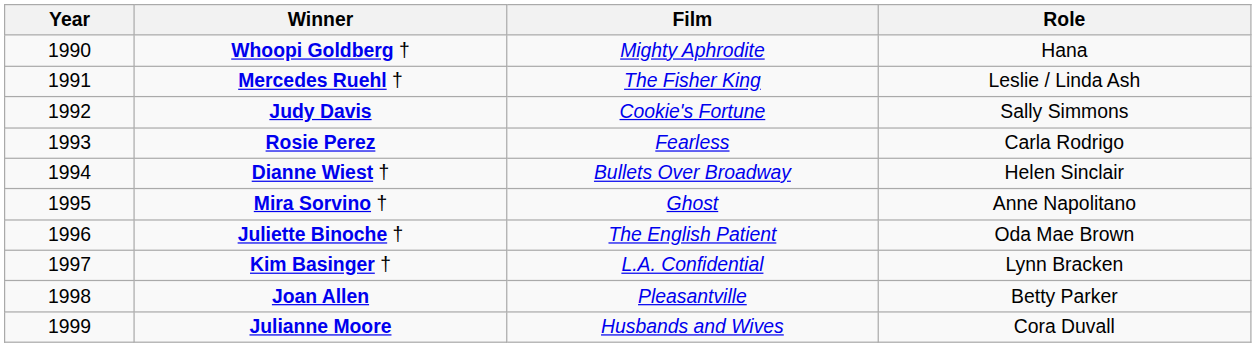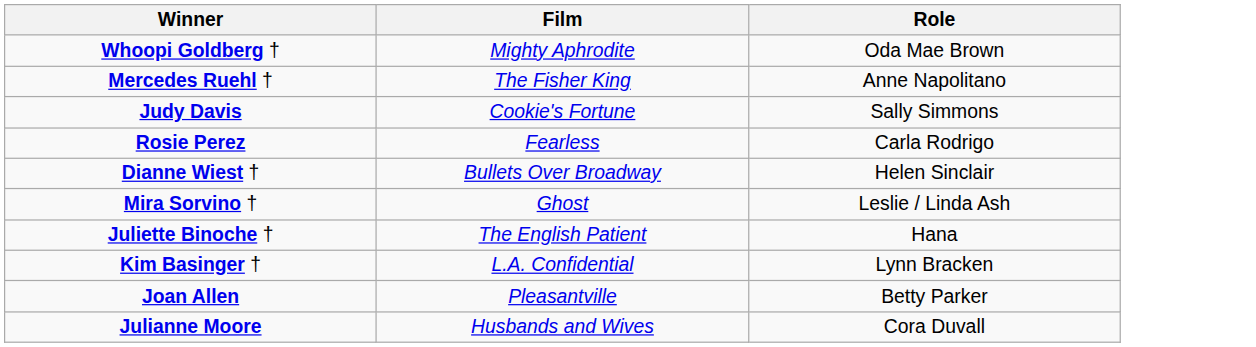- column: (70, 19)
(1064, 50) Hana -> (934, 50) Oda Mae Brown
(1064, 81) Leslie / Linda Ash -> (934, 81) Anne Napolitano
(1064, 204) Anne Napolitano -> (934, 204) Leslie / Linda Ash
(1064, 234) Oda Mae Brown -> (934, 234) Hana
